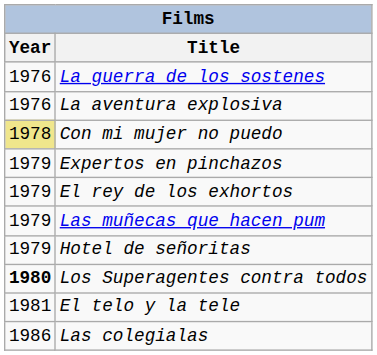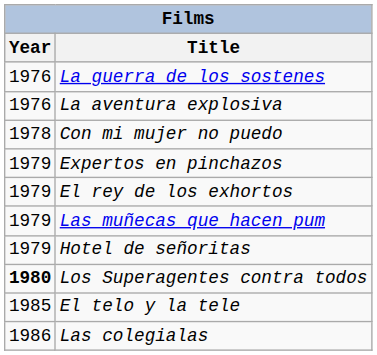(30, 134) khaki background -> (30, 134) no background
(30, 307) 1981 -> (30, 307) 1985
